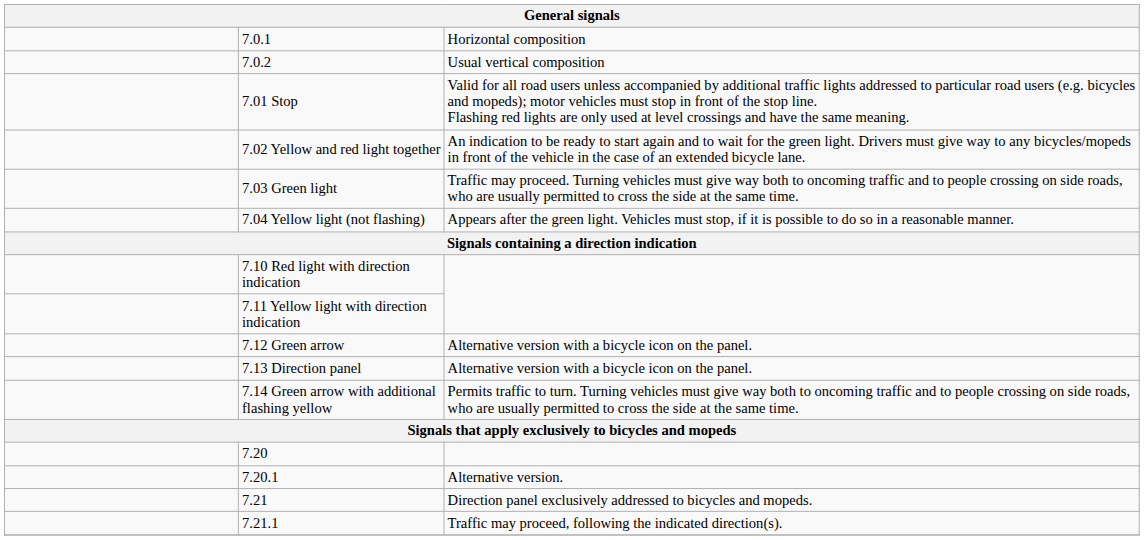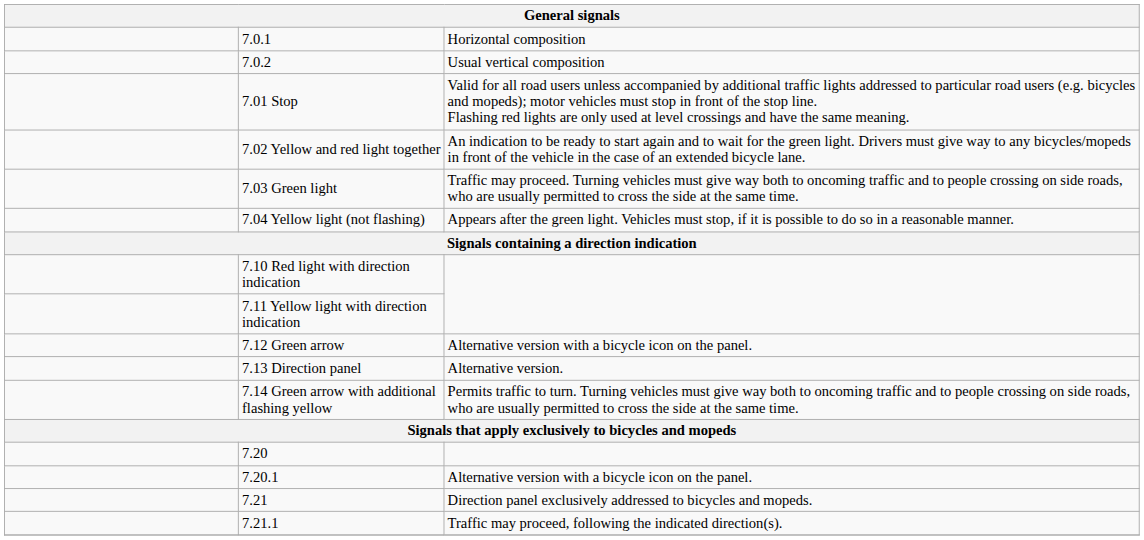(600, 368) Alternative version with a bicycle icon on the panel. -> (505, 368) Alternative version.
(505, 477) Alternative version. -> (600, 477) Alternative version with a bicycle icon on the panel.
